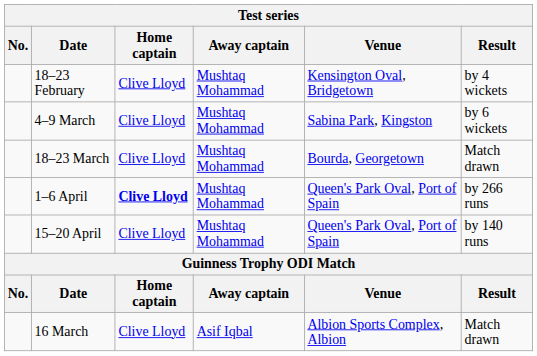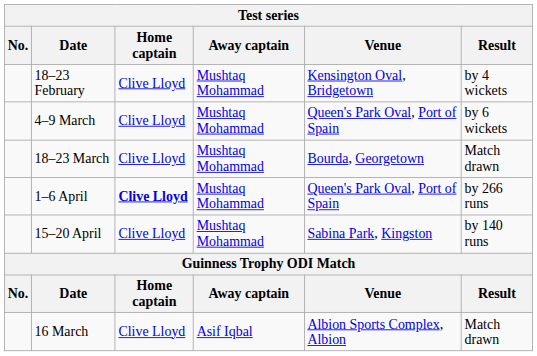(370, 120) Sabina Park, Kingston -> (382, 120) Queen's Park Oval, Port of Spain
(382, 234) Queen's Park Oval, Port of Spain -> (370, 234) Sabina Park, Kingston
